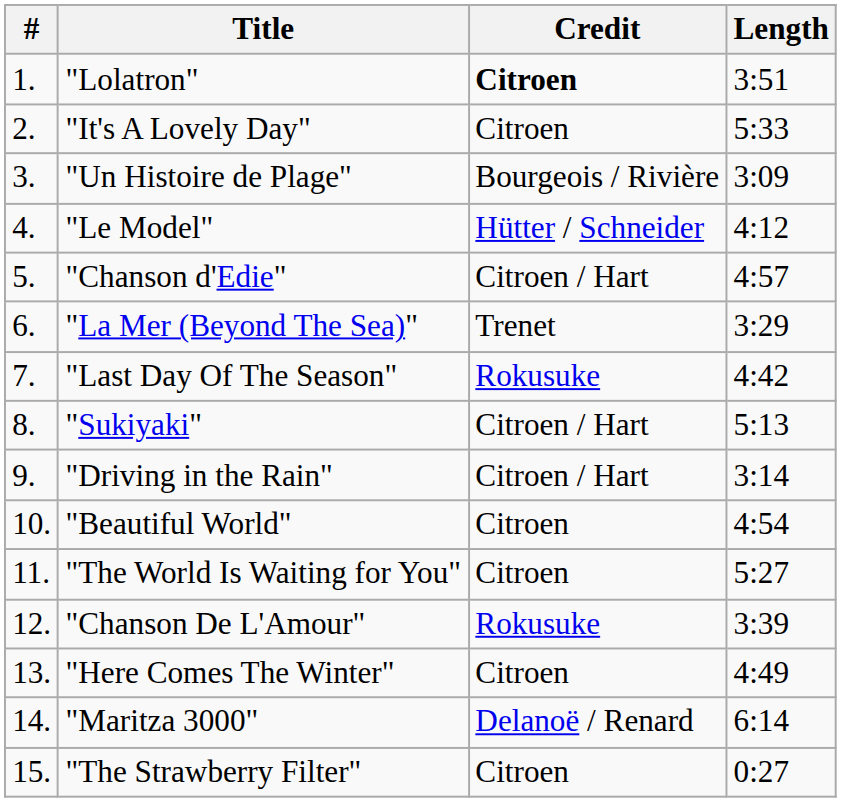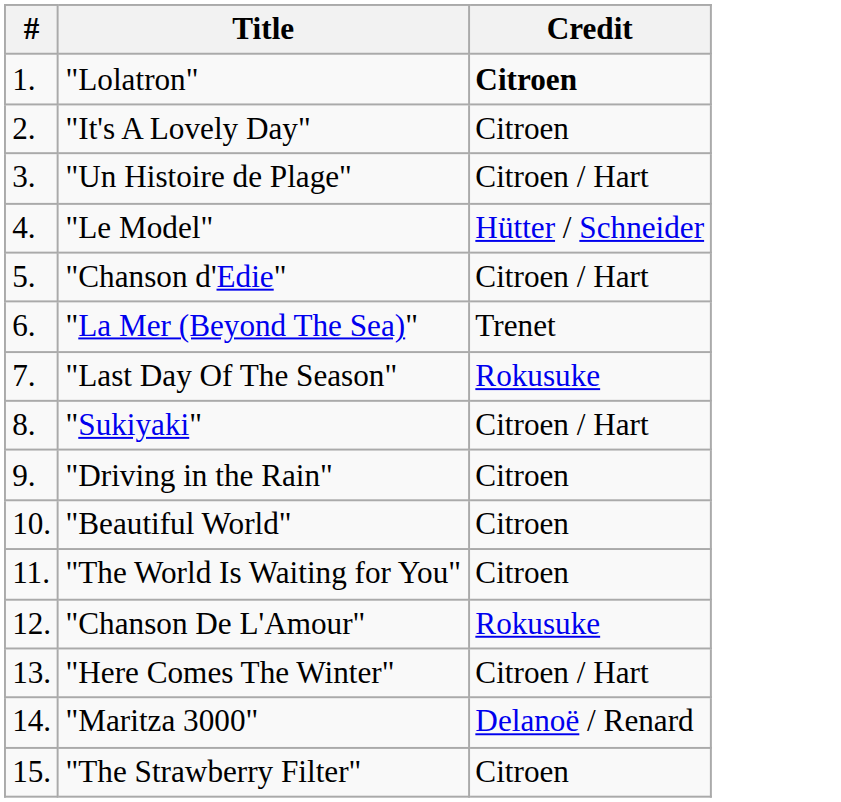- column: (781, 29)
(597, 177) Bourgeois / Rivière -> (562, 177) Citroen / Hart
(562, 474) Citroen / Hart -> (522, 474) Citroen
(522, 672) Citroen -> (562, 672) Citroen / Hart
